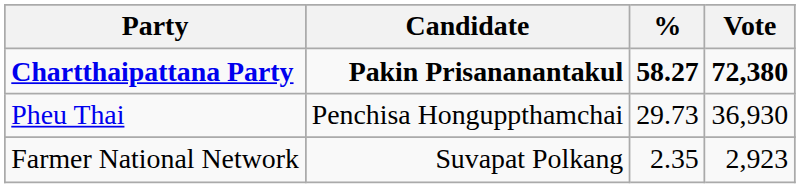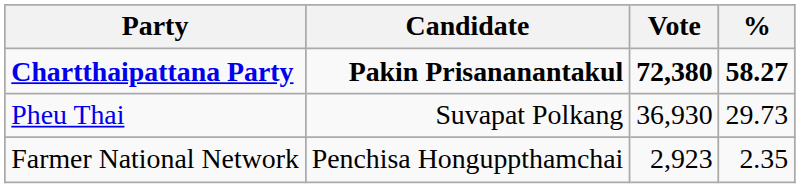columns swapped: (750, 26) <-> (667, 26)
(468, 114) Penchisa Honguppthamchai -> (529, 114) Suvapat Polkang
(529, 159) Suvapat Polkang -> (468, 159) Penchisa Honguppthamchai
